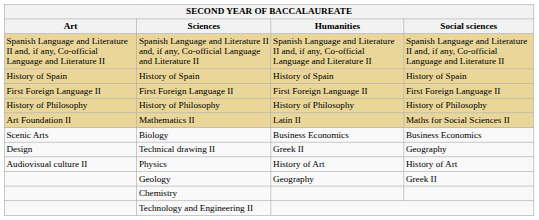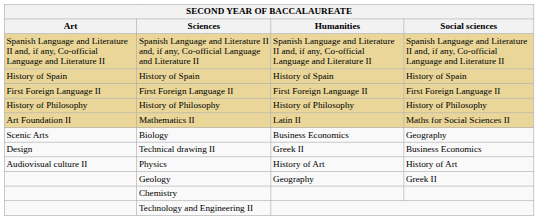(444, 135) Business Economics -> (426, 135) Geography
(426, 149) Geography -> (444, 149) Business Economics
